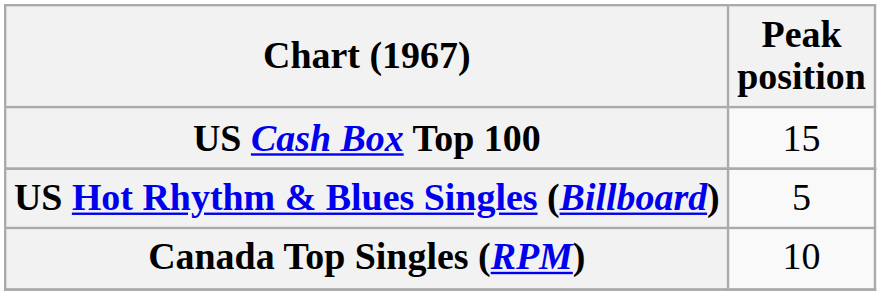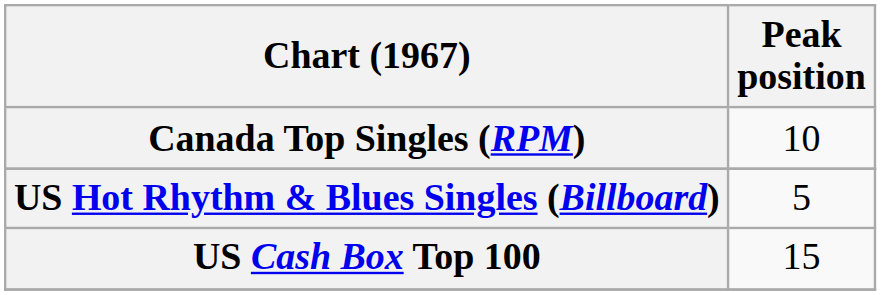rows swapped: (367, 257) <-> (367, 137)
